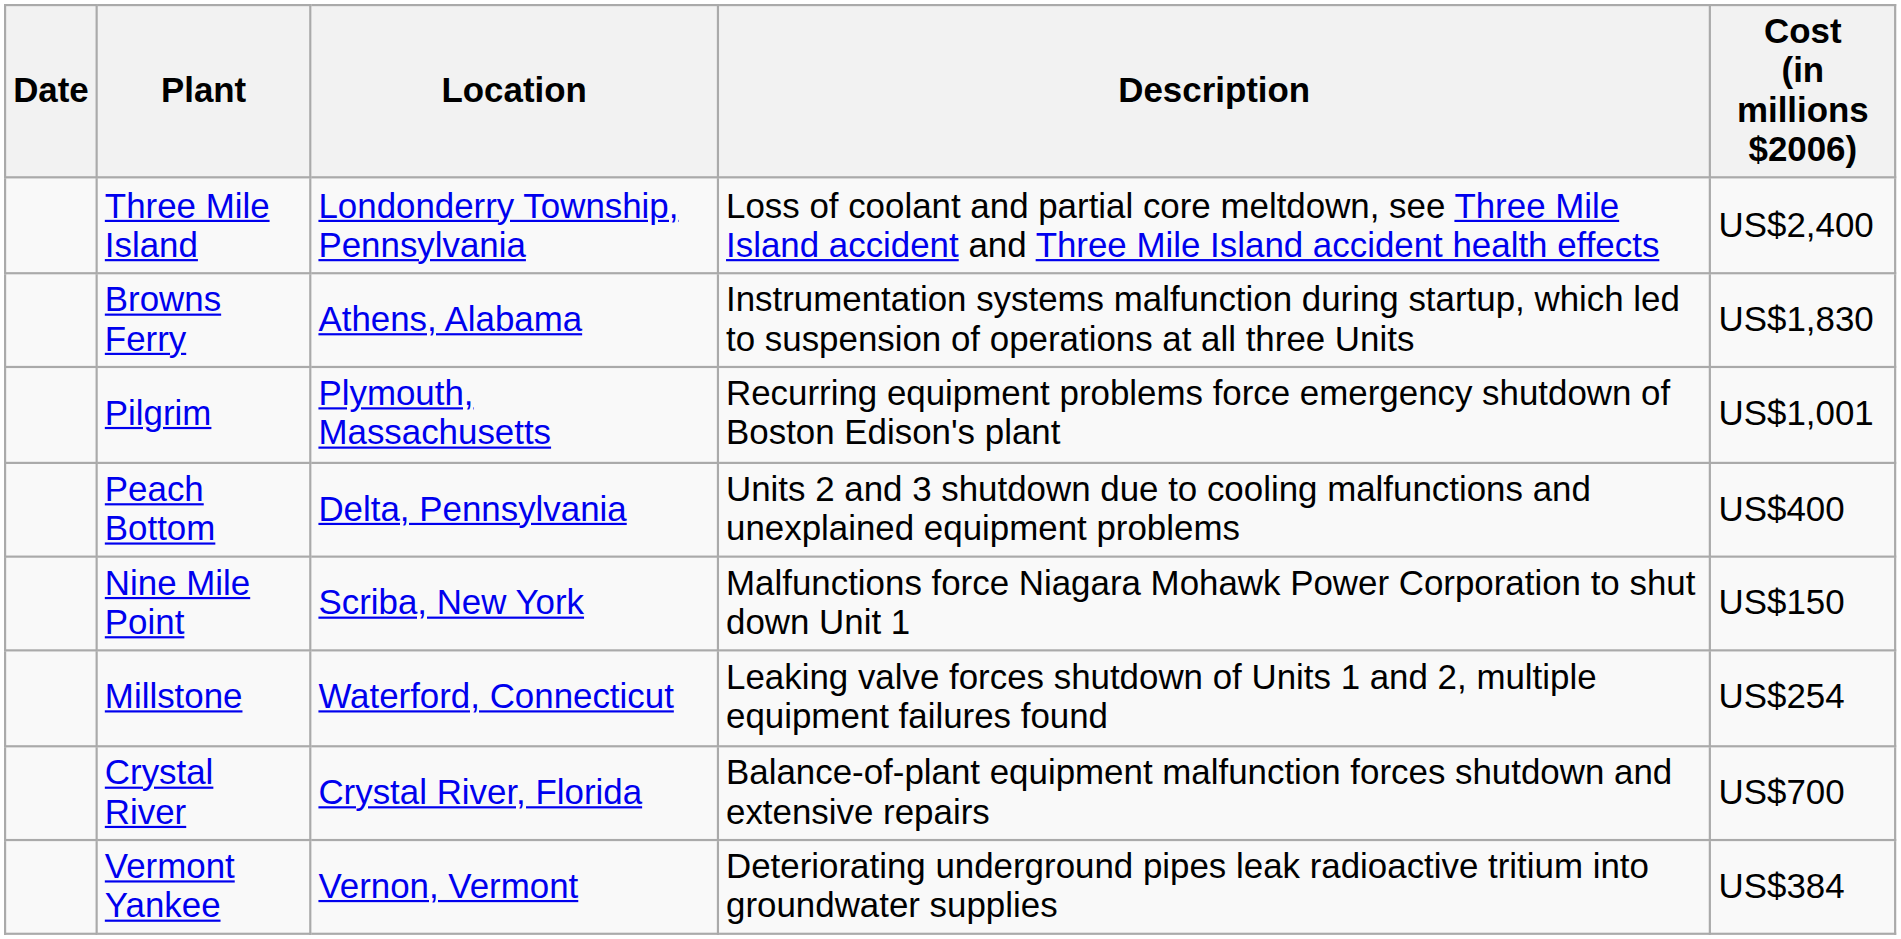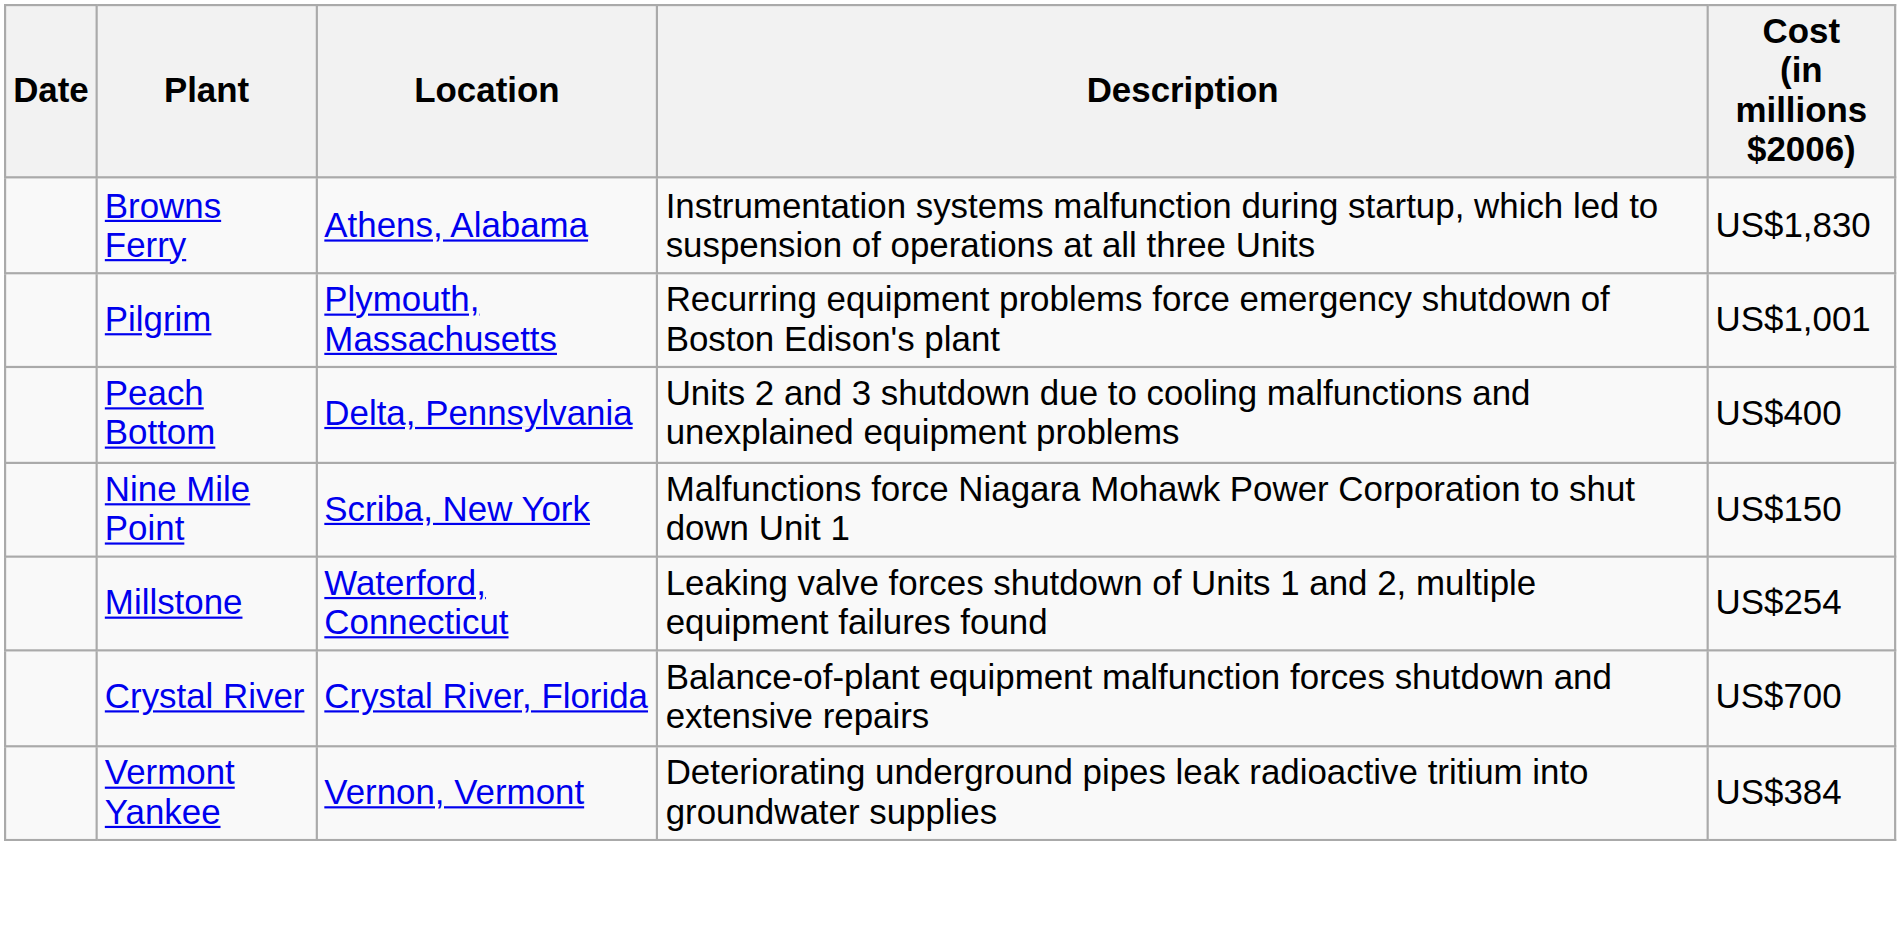- row: (187, 224)
